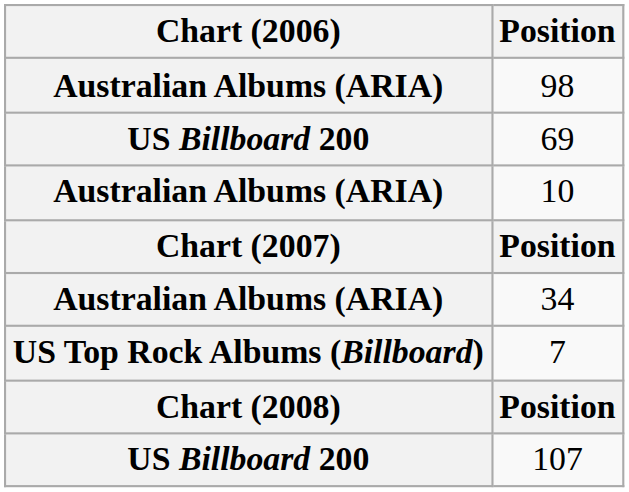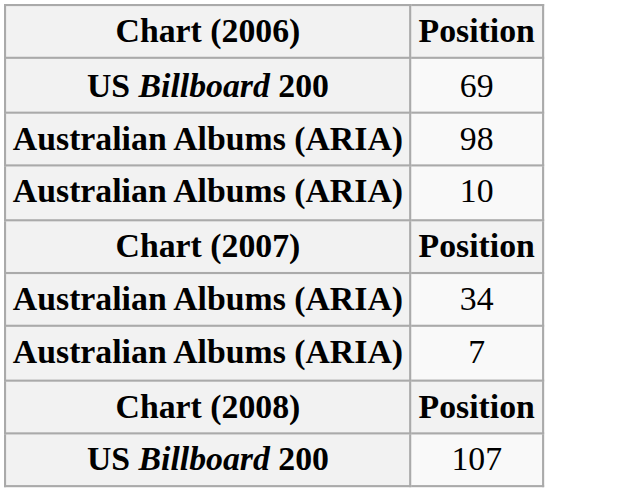rows swapped: (557, 84) <-> (557, 138)
(248, 352) US Top Rock Albums (Billboard) -> (208, 352) Australian Albums (ARIA)
